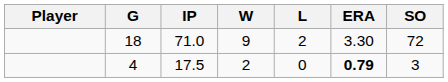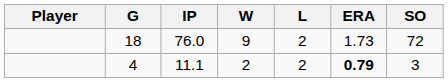(189, 41) 71.0 -> (189, 41) 76.0
(359, 41) 3.30 -> (359, 41) 1.73
(189, 65) 17.5 -> (189, 65) 11.1
(302, 65) 0 -> (302, 65) 2
